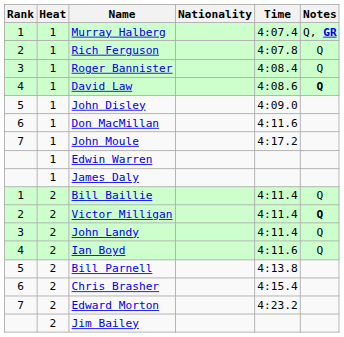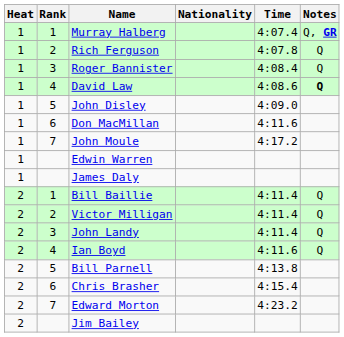columns swapped: (21, 14) <-> (53, 14)
(320, 214) bold -> (320, 214) normal
